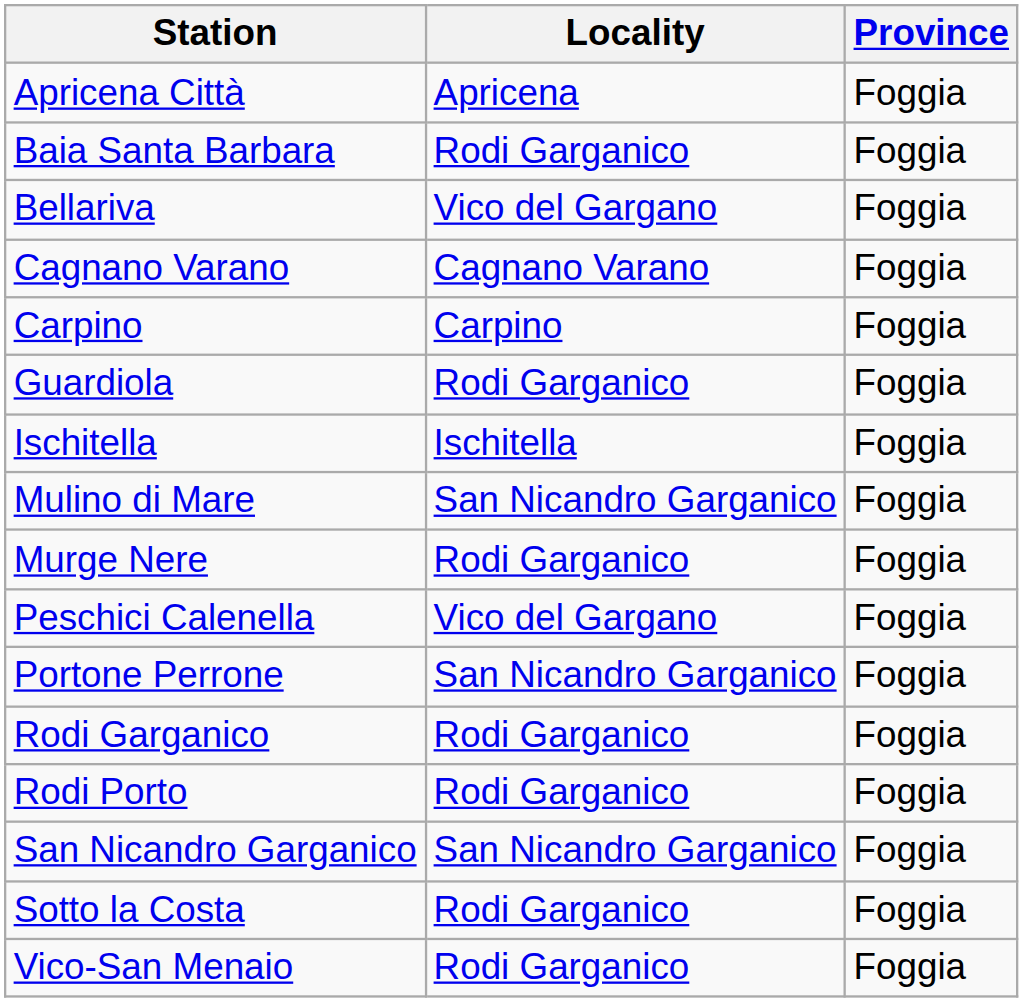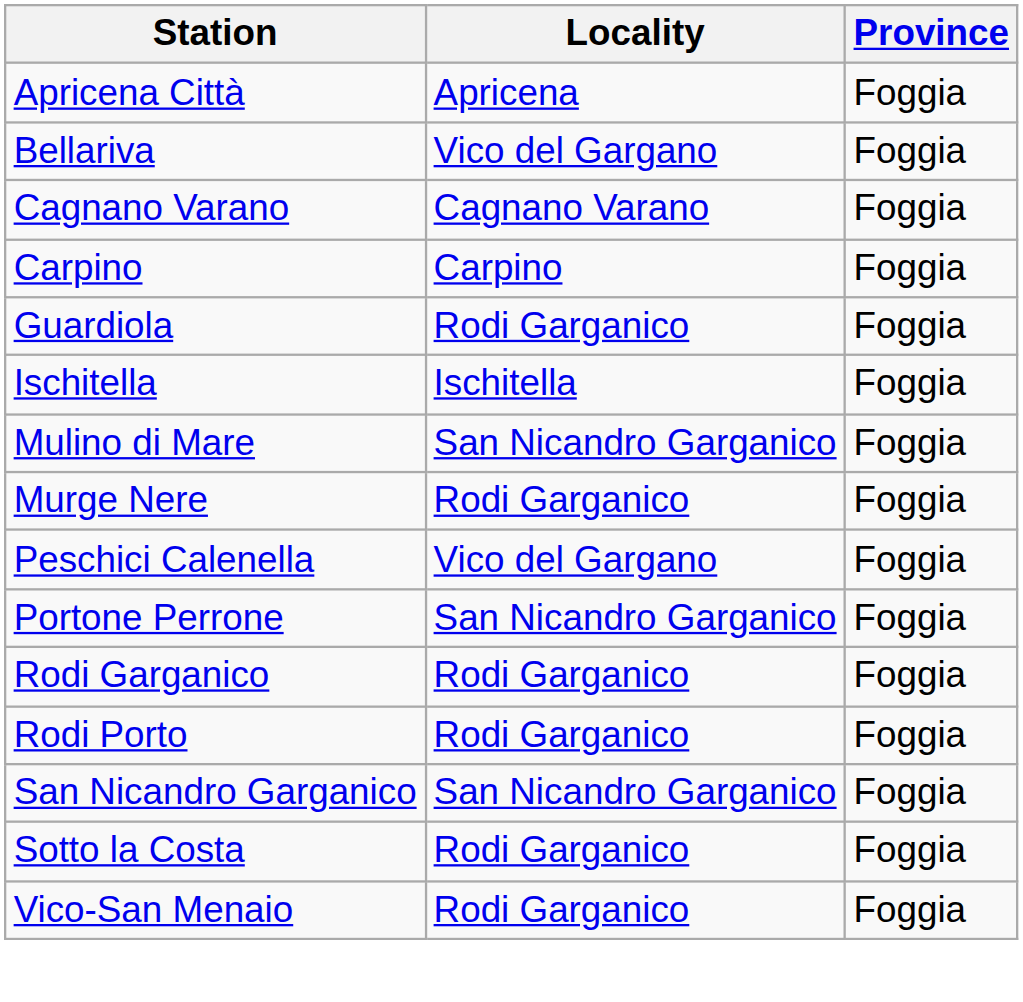- row: (174, 150)
